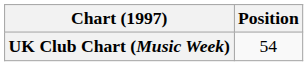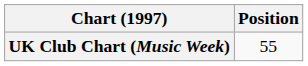(268, 46) 54 -> (268, 46) 55
